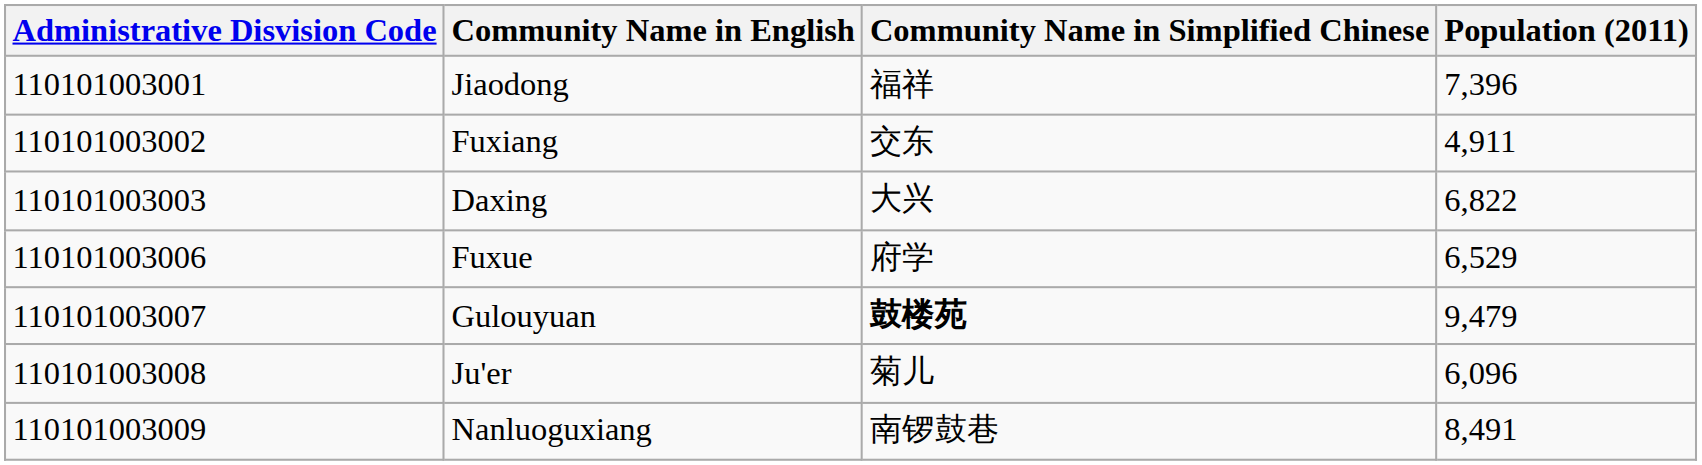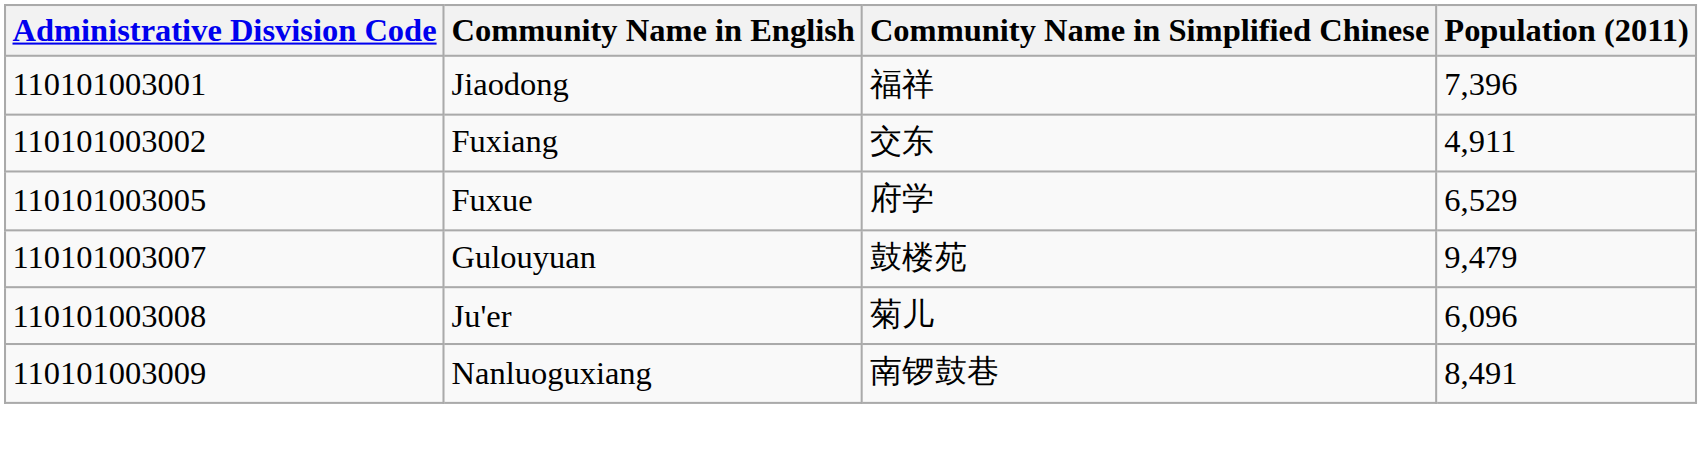- row: (499, 200)
(109, 257) 110101003006 -> (109, 200) 110101003005
(919, 314) bold -> (919, 256) normal
